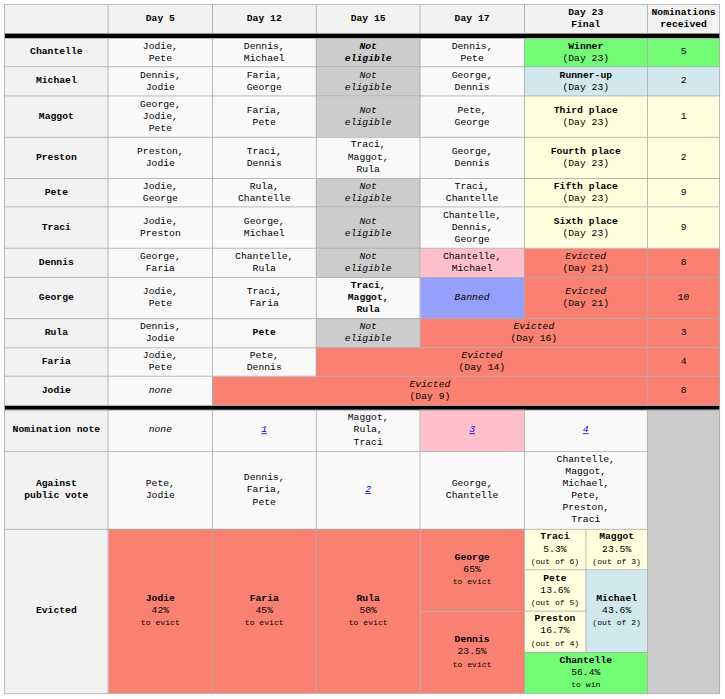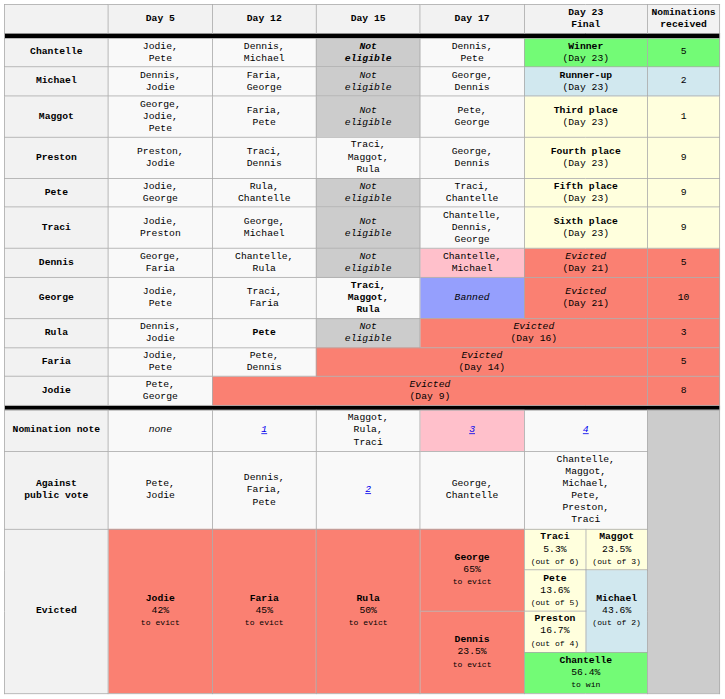(684, 157) 2 -> (684, 157) 9
(684, 263) 8 -> (684, 263) 5
(684, 362) 4 -> (684, 362) 5
(160, 391) none -> (160, 391) Pete, George
